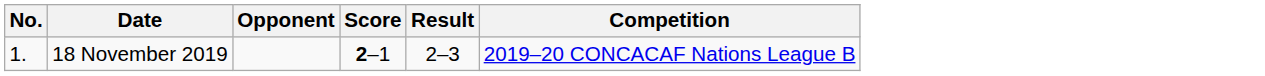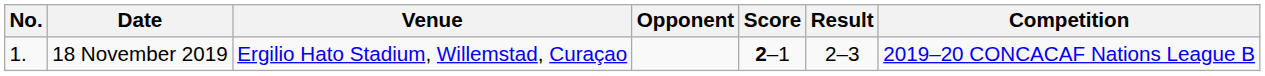+ column: (432, 20)
